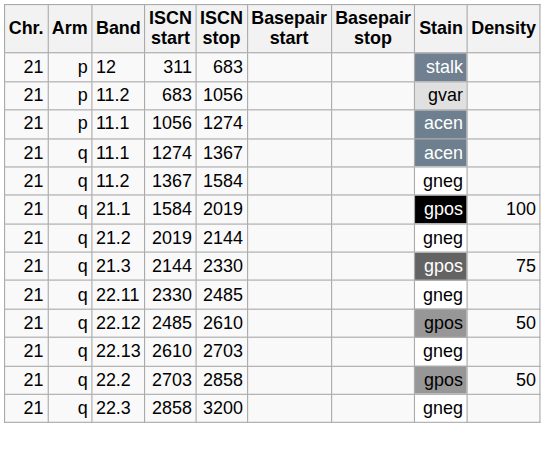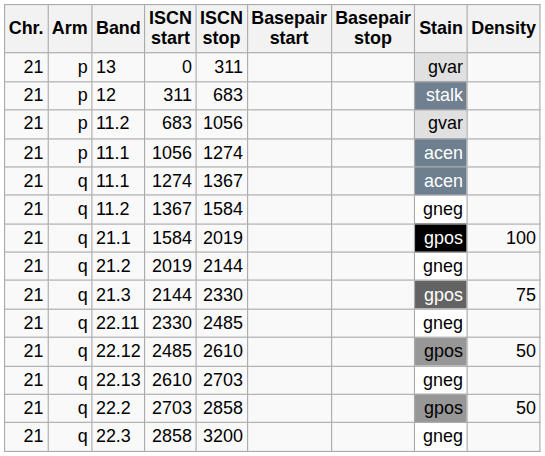+ row: (187, 67)
